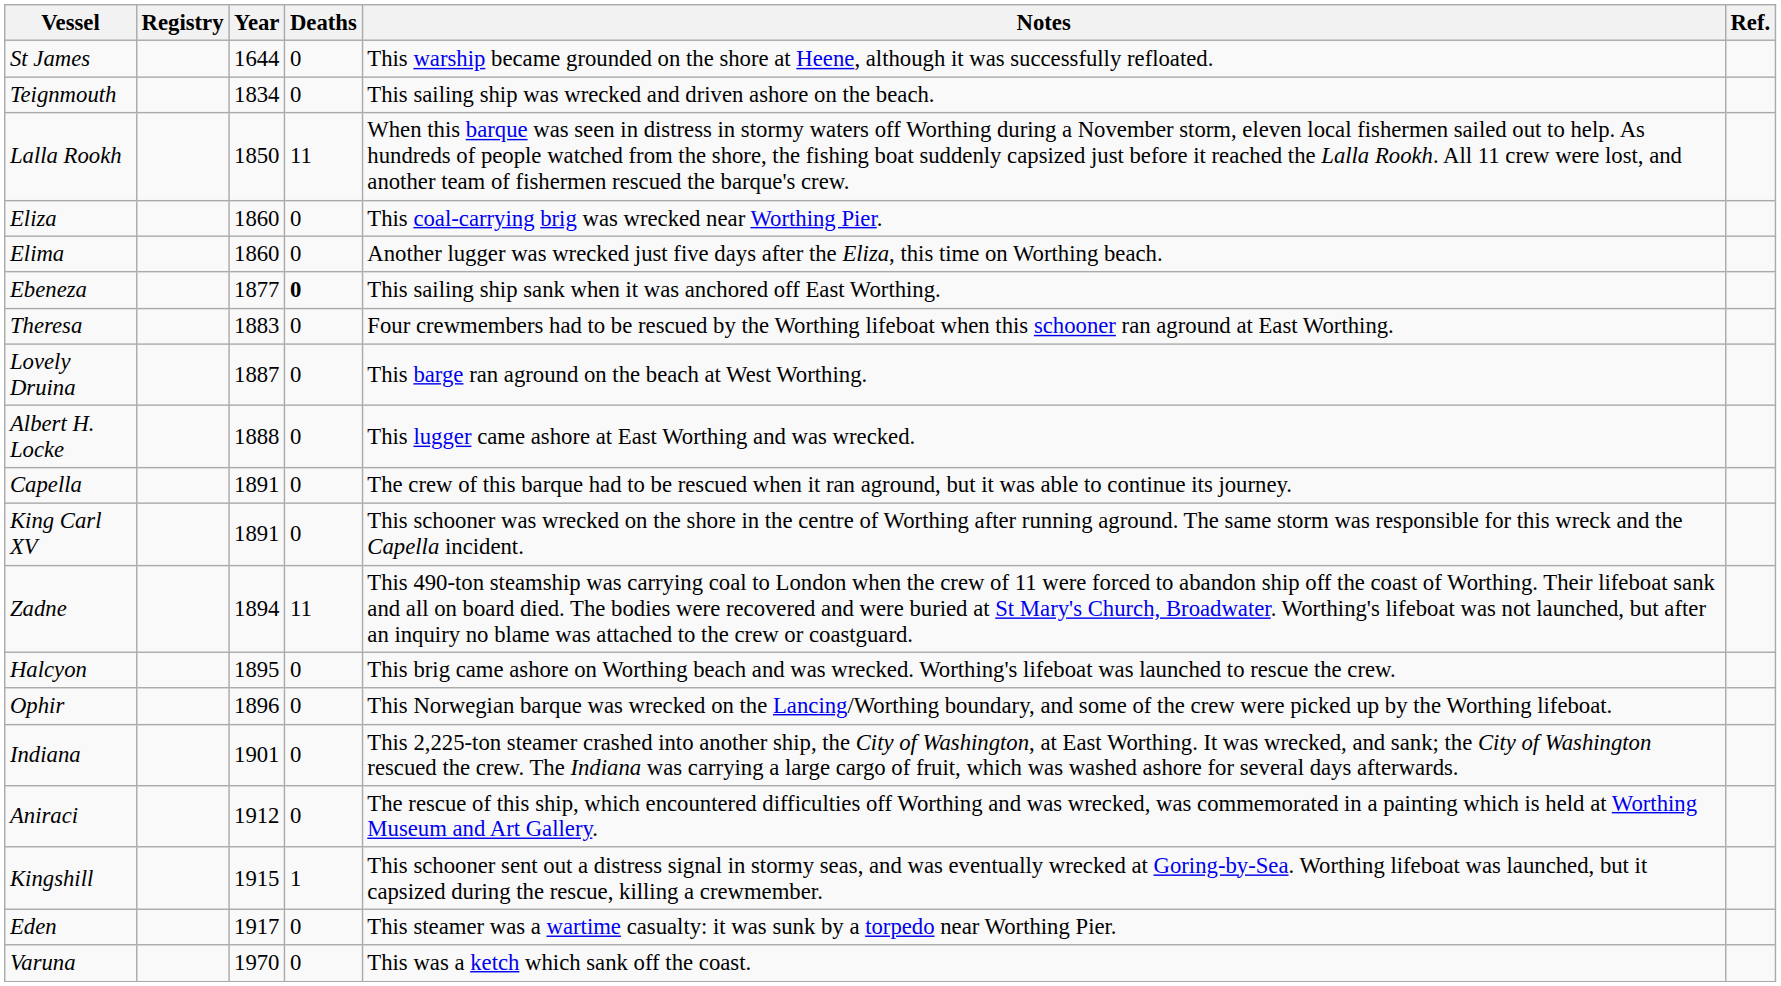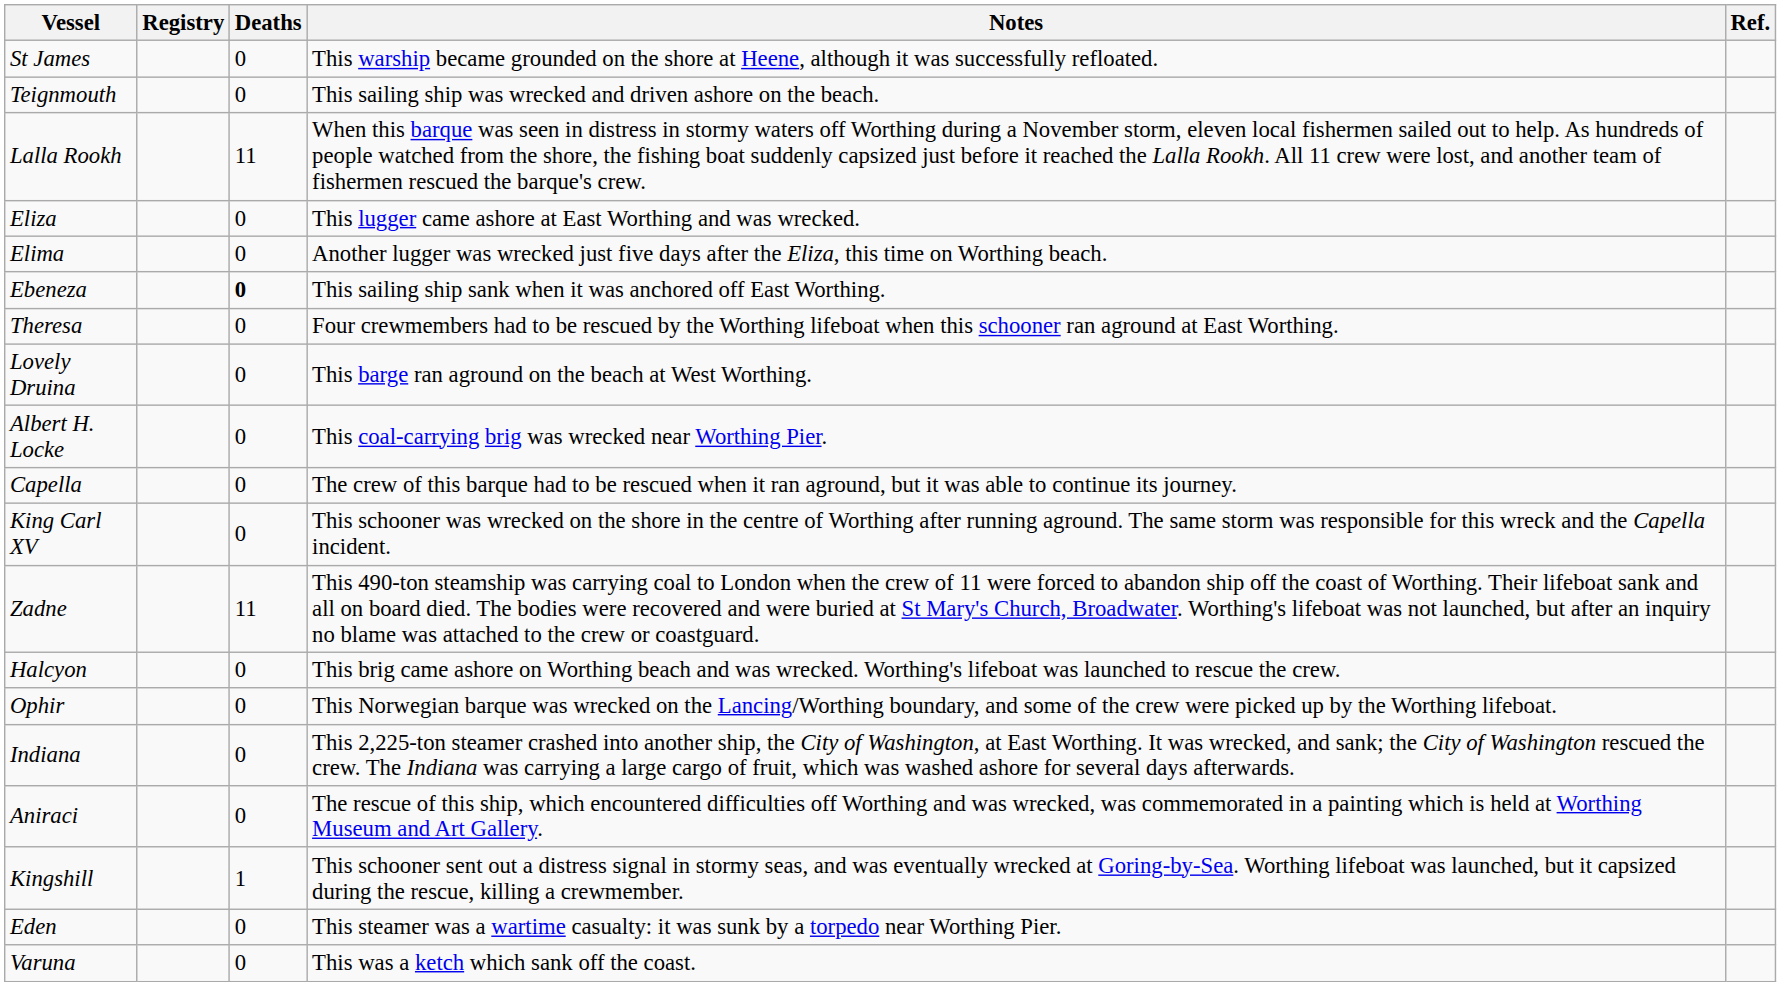- column: (257, 22)
(625, 217) This coal-carrying brig was wrecked near Worthing Pier. -> (586, 217) This lugger came ashore at East Worthing and was wrecked.
(641, 436) This lugger came ashore at East Worthing and was wrecked. -> (570, 436) This coal-carrying brig was wrecked near Worthing Pier.
